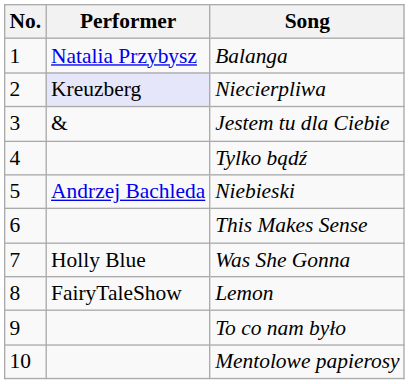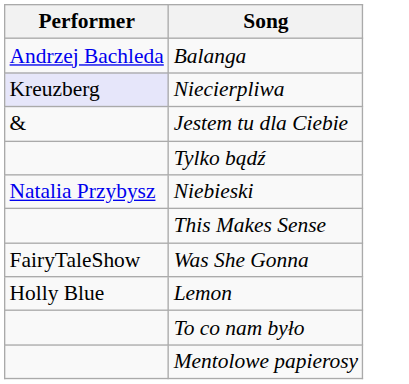- column: (25, 21)
(124, 55) Natalia Przybysz -> (87, 55) Andrzej Bachleda
(128, 191) Andrzej Bachleda -> (83, 191) Natalia Przybysz
(98, 259) Holly Blue -> (75, 259) FairyTaleShow
(116, 293) FairyTaleShow -> (57, 293) Holly Blue
